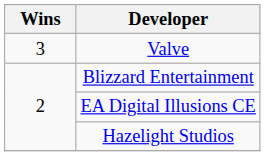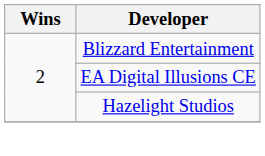- row: (168, 48)
